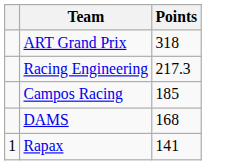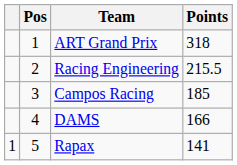+ column: (35, 16)
(173, 68) 217.3 -> (204, 68) 215.5
(167, 120) 168 -> (198, 120) 166
